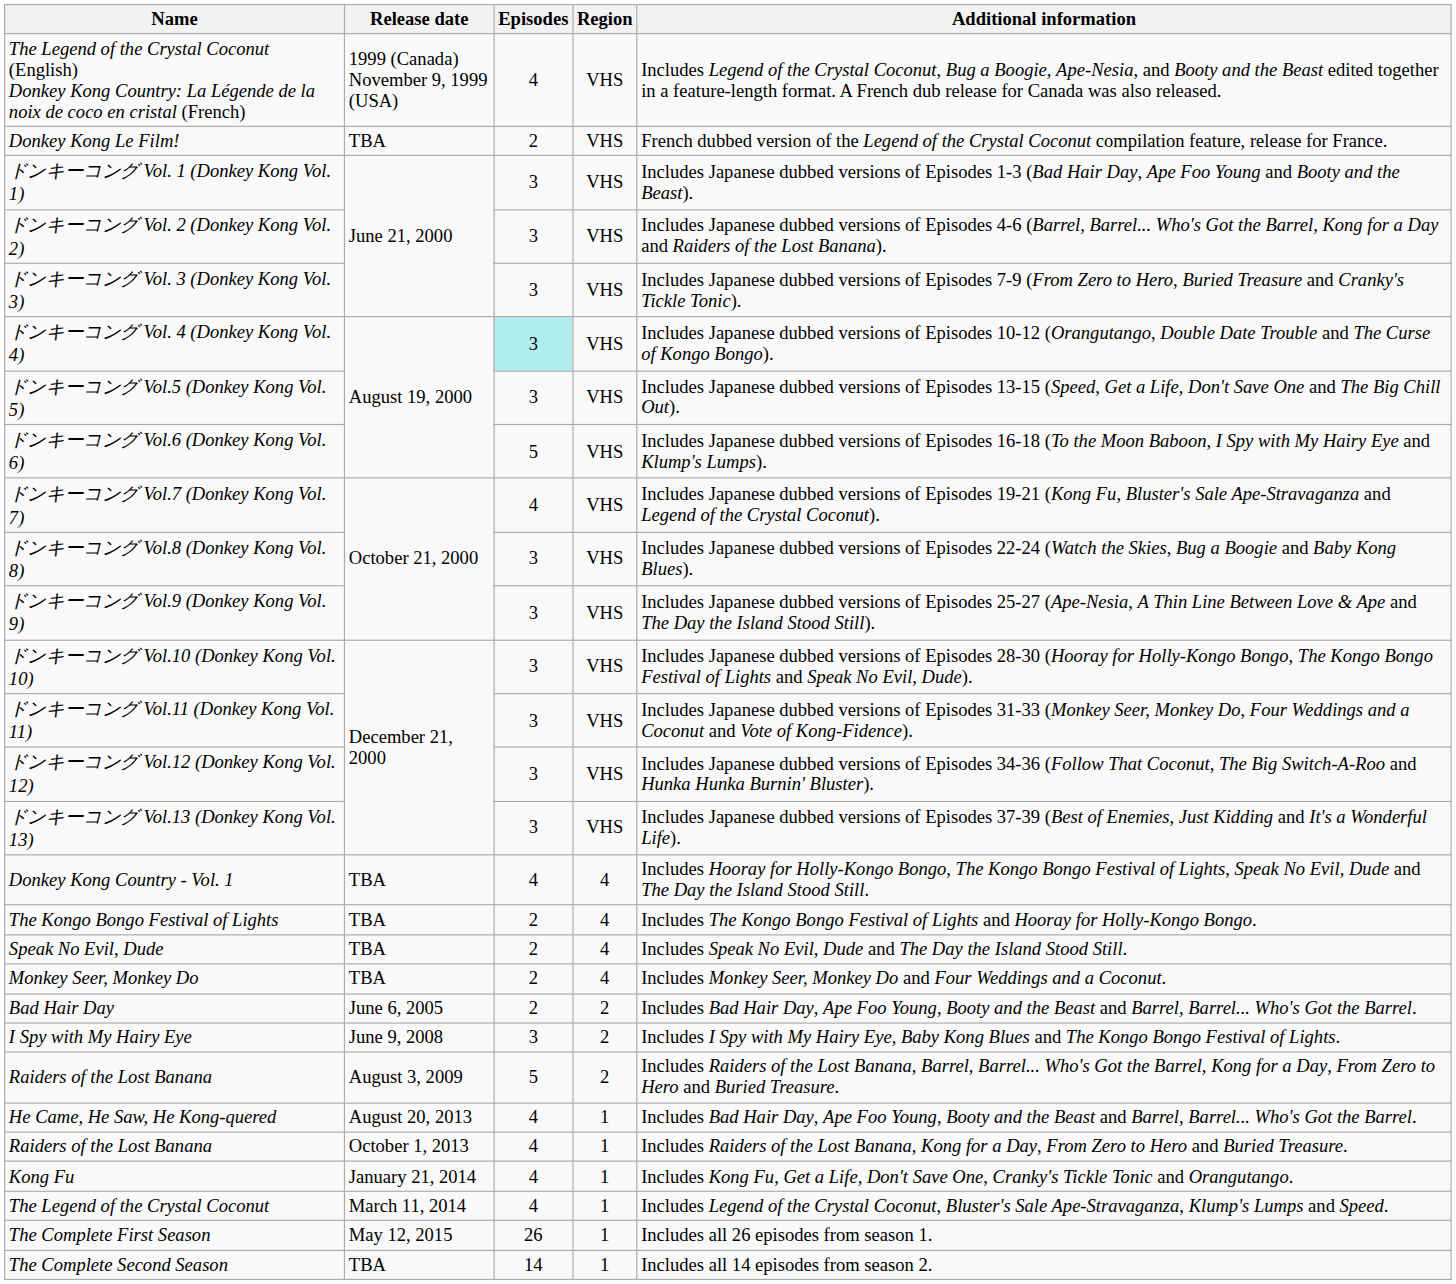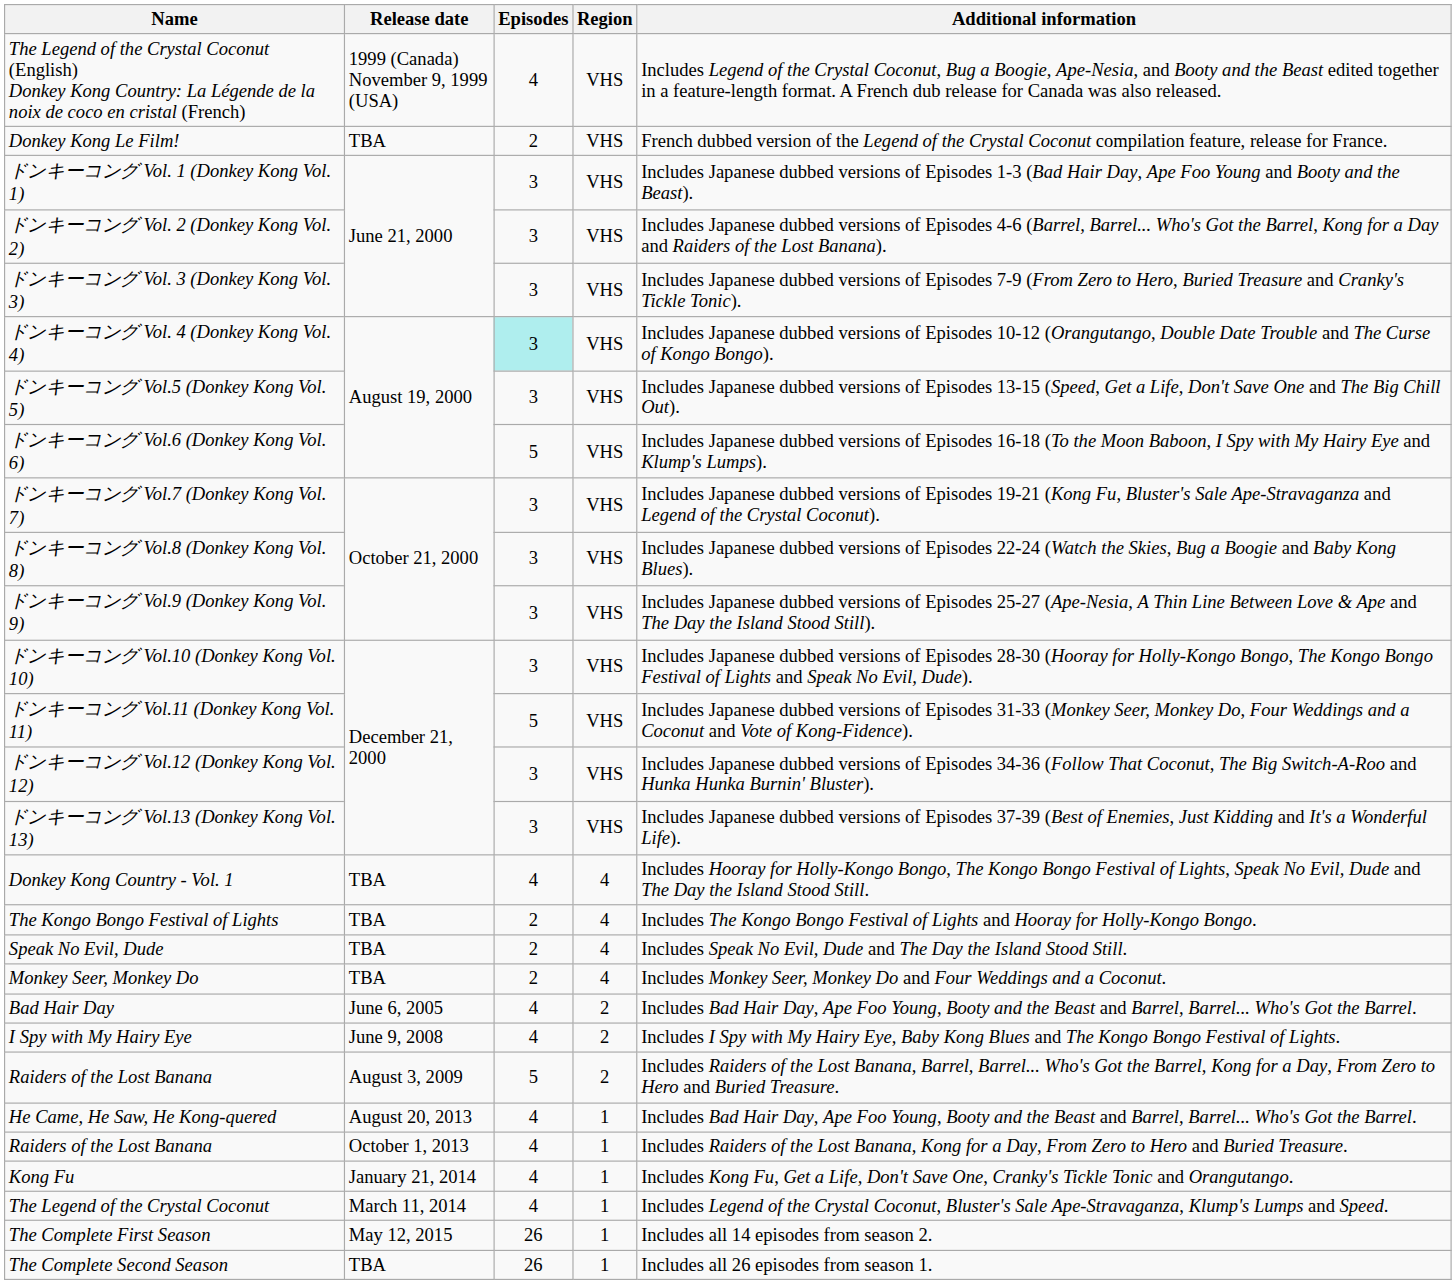(533, 505) 4 -> (533, 505) 3
(533, 720) 3 -> (533, 720) 5
(533, 1008) 2 -> (533, 1008) 4
(533, 1037) 3 -> (533, 1037) 4
(787, 1235) Includes all 26 episodes from season 1. -> (787, 1235) Includes all 14 episodes from season 2.
(533, 1264) 14 -> (533, 1264) 26
(787, 1264) Includes all 14 episodes from season 2. -> (787, 1264) Includes all 26 episodes from season 1.
